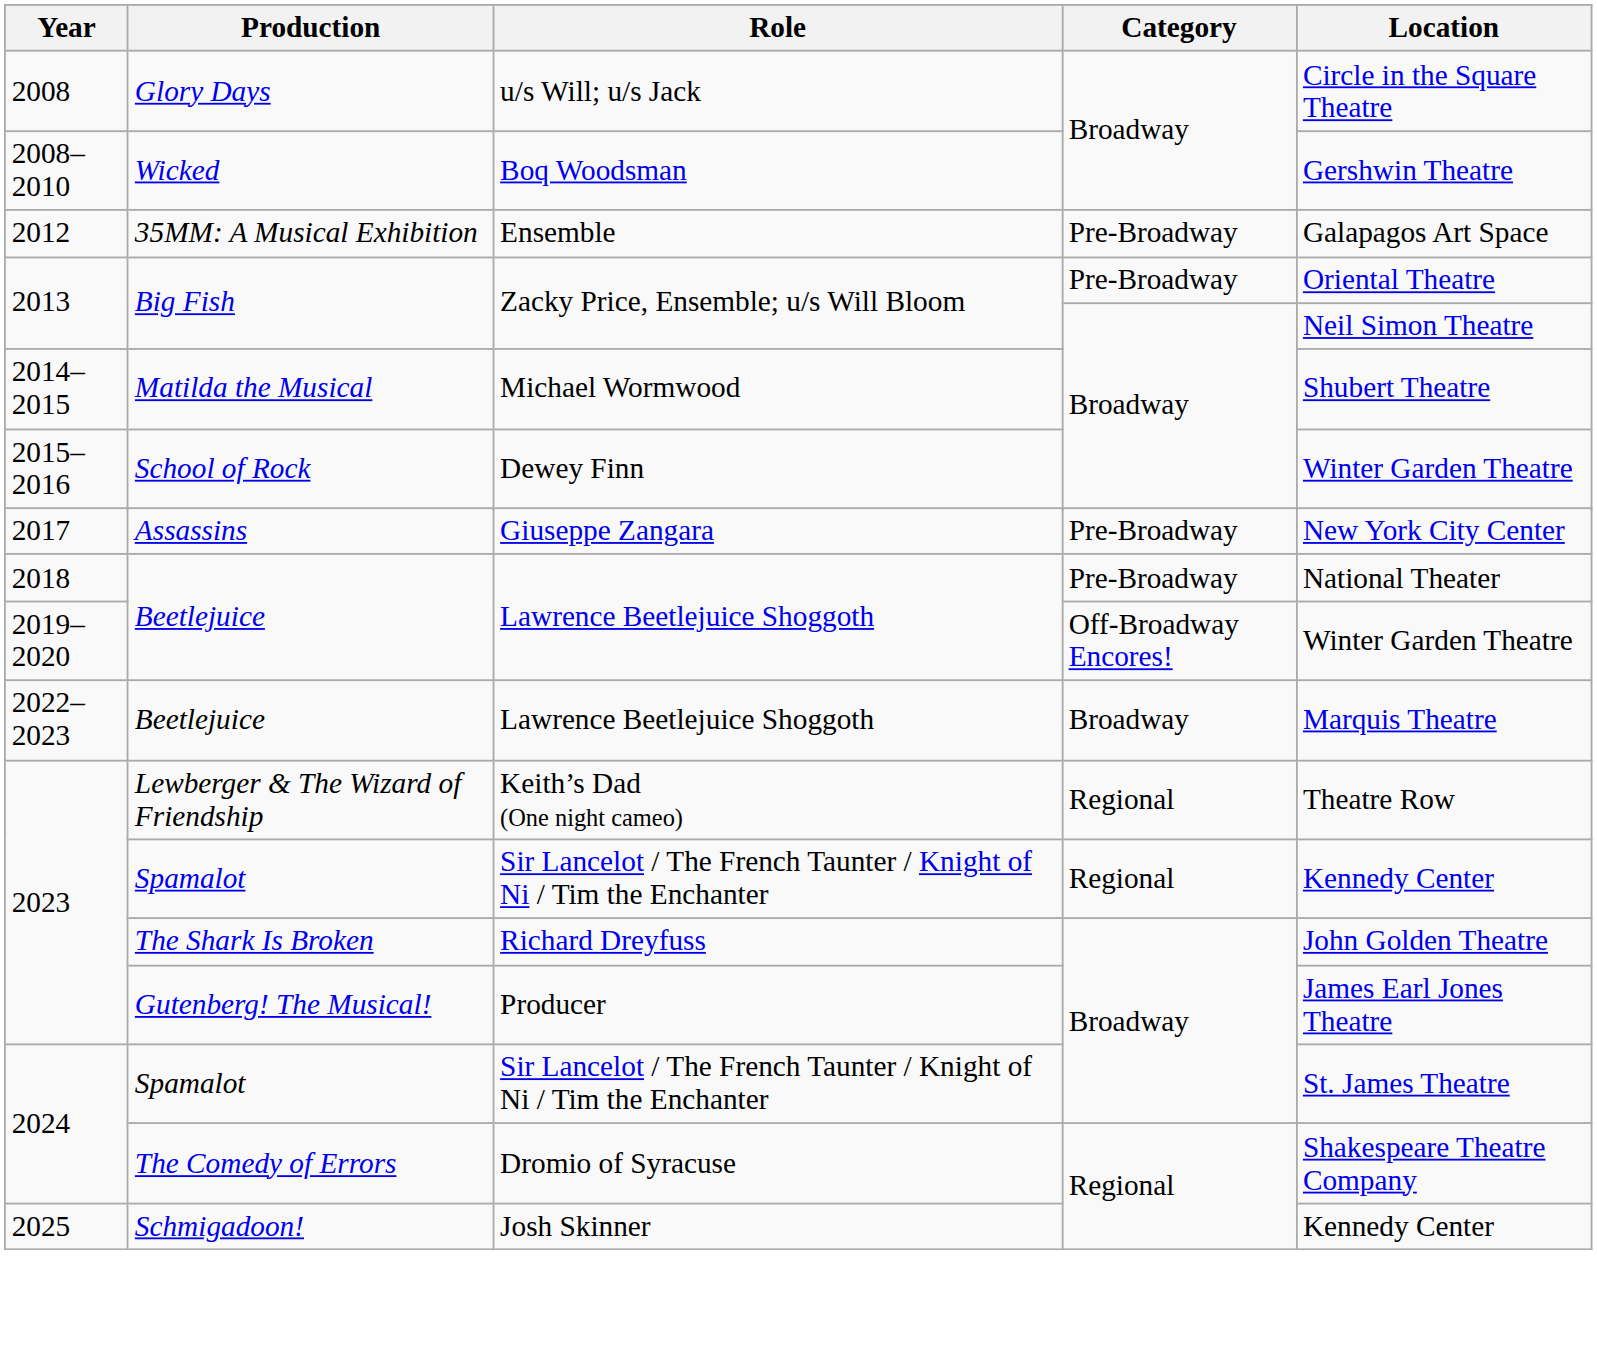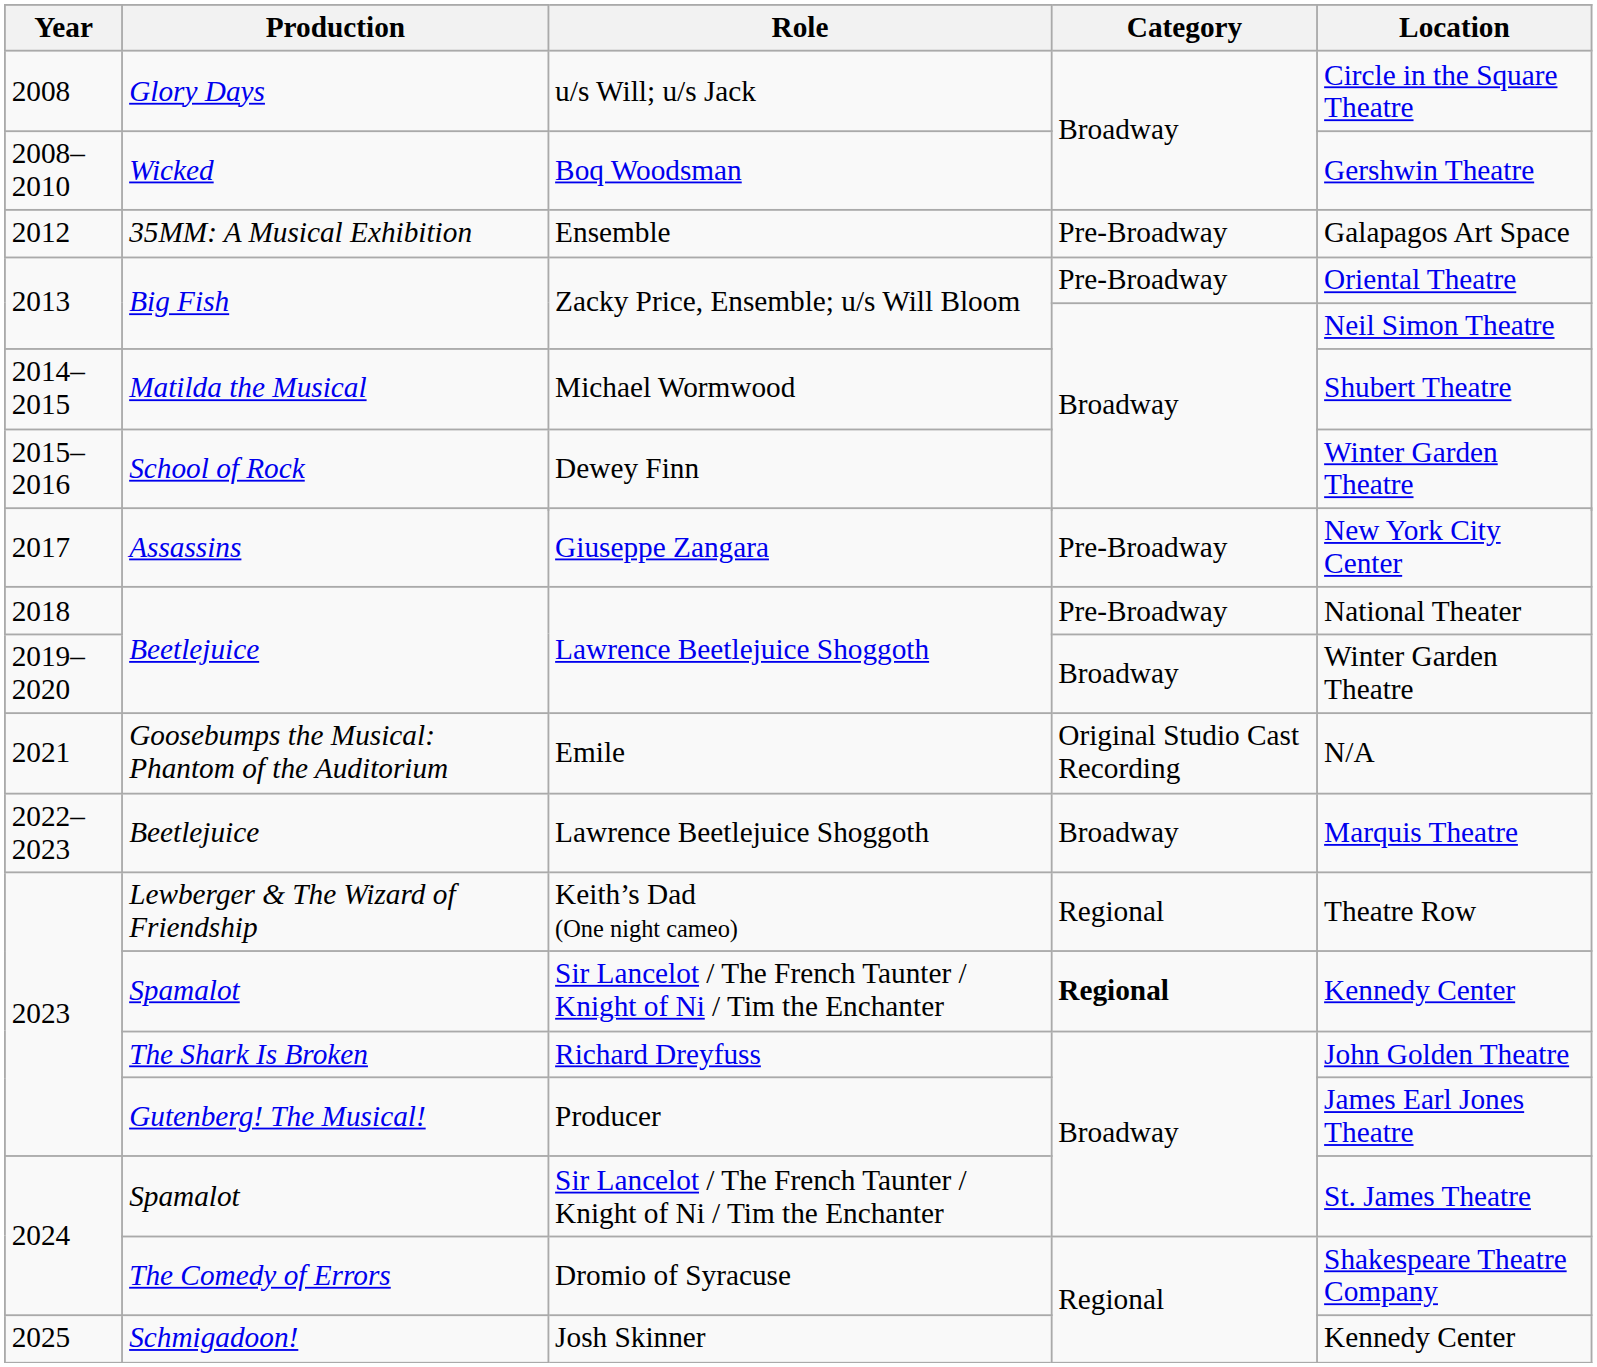(1154, 640) Off-Broadway Encores! -> (1118, 673) Broadway
+ row: (41, 752)
(1121, 878) normal -> (1114, 990) bold
